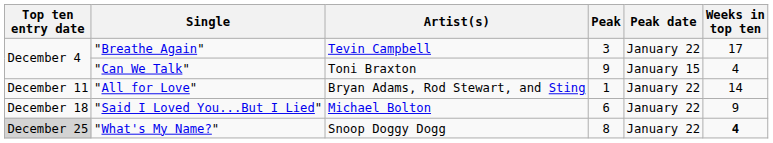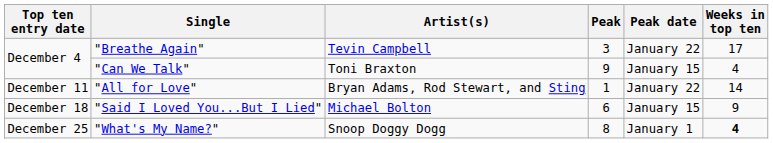(663, 108) January 22 -> (663, 108) January 15
(48, 128) lightgrey background -> (48, 128) no background
(663, 128) January 22 -> (660, 128) January 1
